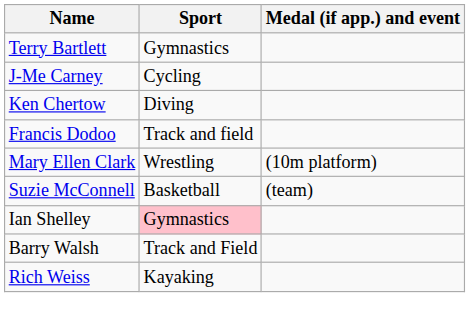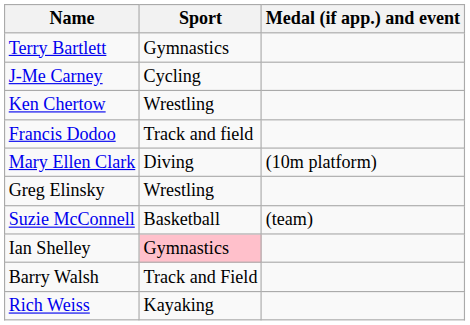(169, 104) Diving -> (179, 104) Wrestling
(179, 162) Wrestling -> (169, 162) Diving
+ row: (57, 190)
